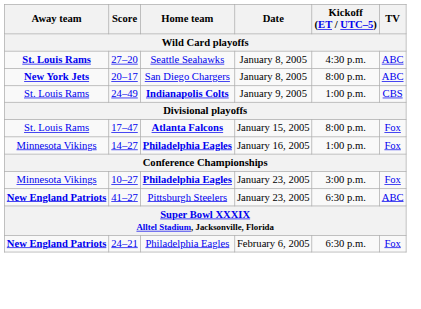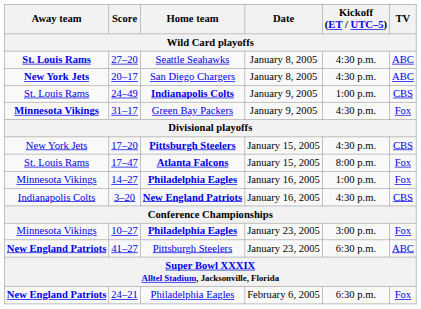(346, 76) 8:00 p.m. -> (356, 76) 4:30 p.m.
+ row: (125, 111)
+ row: (125, 145)
+ row: (125, 196)
